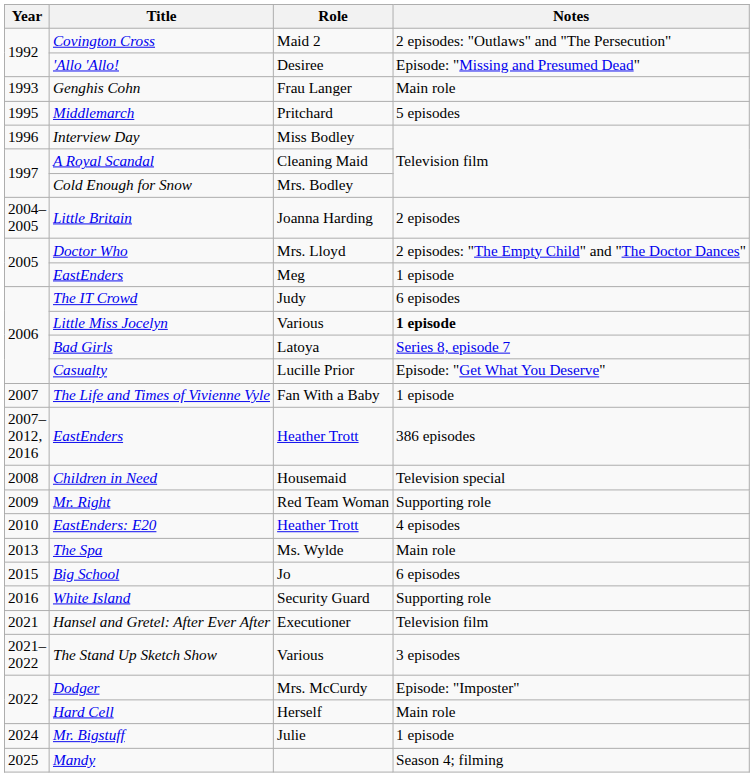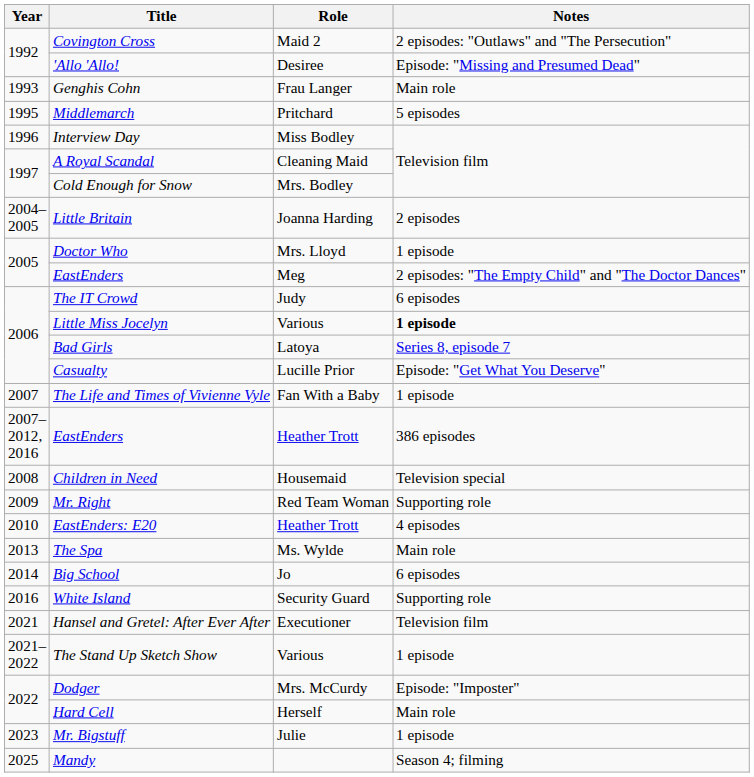(571, 250) 2 episodes: "The Empty Child" and "The Doctor Dances" -> (425, 250) 1 episode
(425, 274) 1 episode -> (571, 274) 2 episodes: "The Empty Child" and "The Doctor Dances"
(23, 574) 2015 -> (23, 574) 2014
(428, 654) 3 episodes -> (425, 654) 1 episode
(23, 735) 2024 -> (23, 735) 2023
